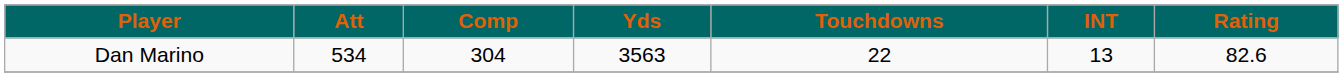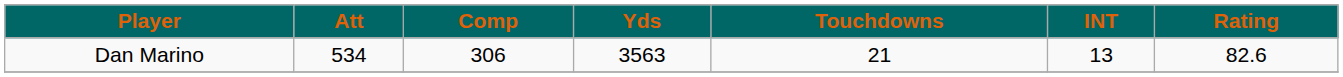(488, 54) 304 -> (488, 54) 306
(879, 54) 22 -> (879, 54) 21
